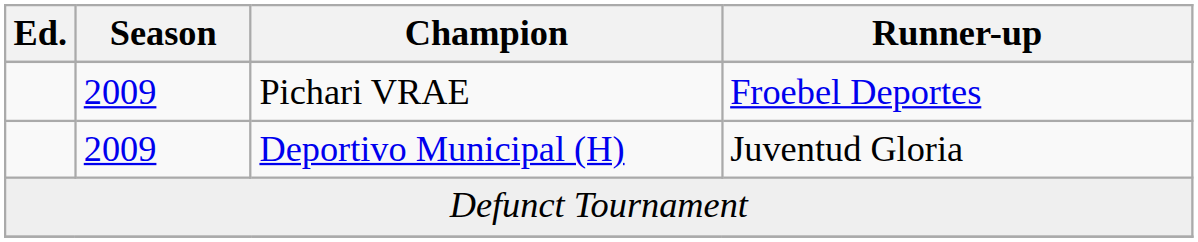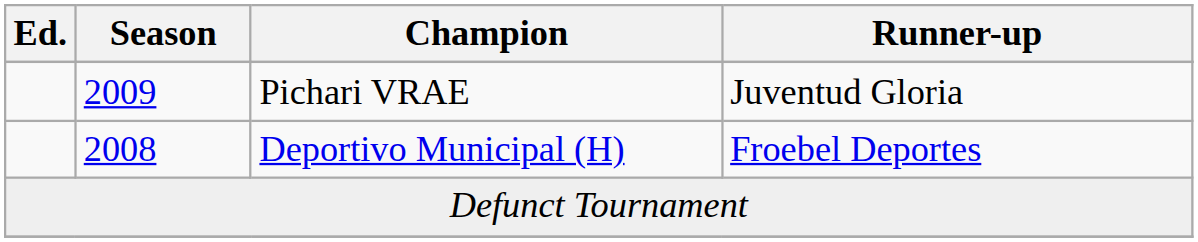(856, 90) Froebel Deportes -> (847, 90) Juventud Gloria
(120, 148) 2009 -> (120, 148) 2008
(847, 148) Juventud Gloria -> (856, 148) Froebel Deportes
